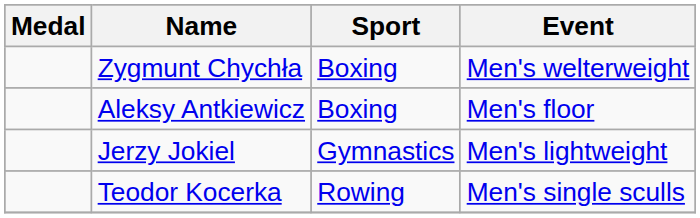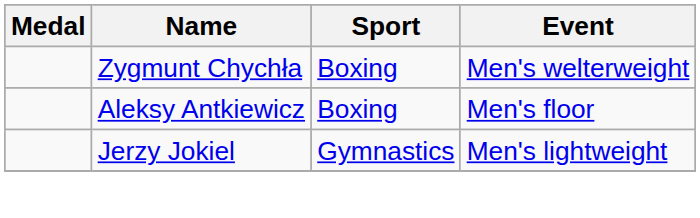- row: (190, 192)
